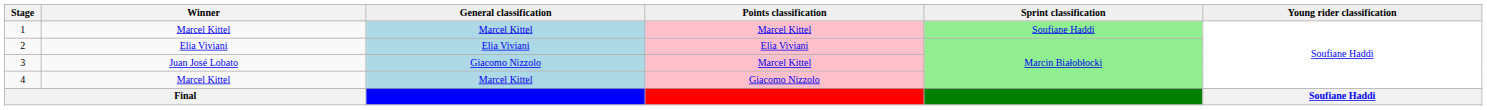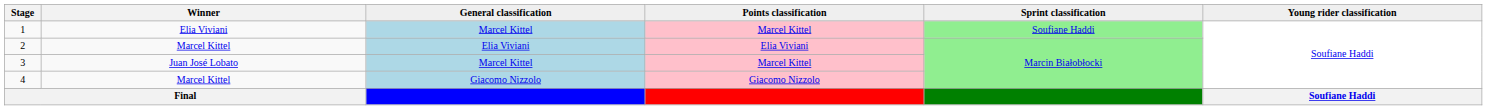(204, 29) Marcel Kittel -> (204, 29) Elia Viviani
(204, 46) Elia Viviani -> (204, 46) Marcel Kittel
(506, 63) Giacomo Nizzolo -> (506, 63) Marcel Kittel
(506, 80) Marcel Kittel -> (506, 80) Giacomo Nizzolo
